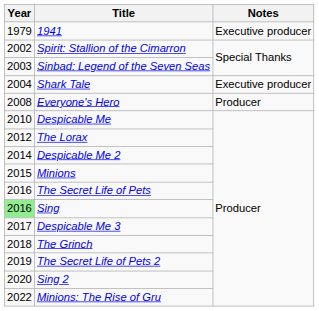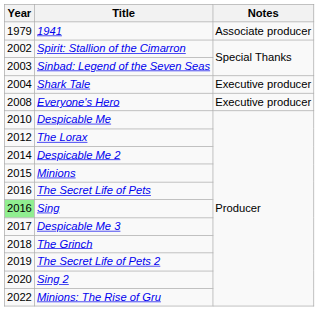(263, 31) Executive producer -> (263, 31) Associate producer
(238, 102) Producer -> (263, 102) Executive producer
